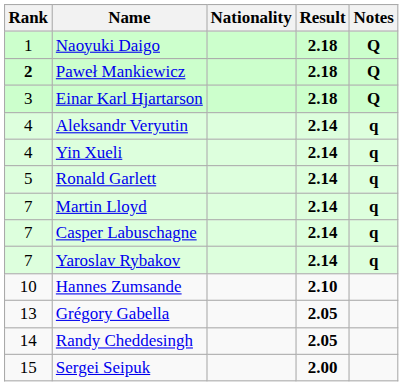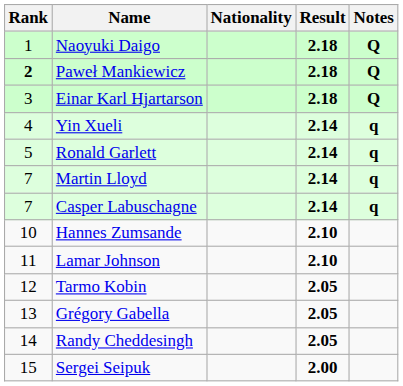- row: (122, 125)
- row: (118, 260)
+ row: (108, 260)
+ row: (101, 286)
